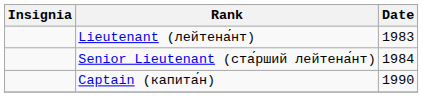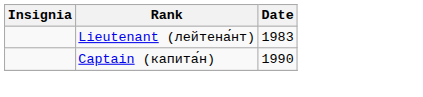- row: (227, 59)
